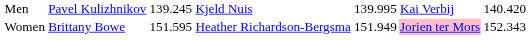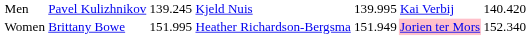(171, 26) 151.595 -> (171, 26) 151.995
(505, 26) 152.343 -> (505, 26) 152.340
